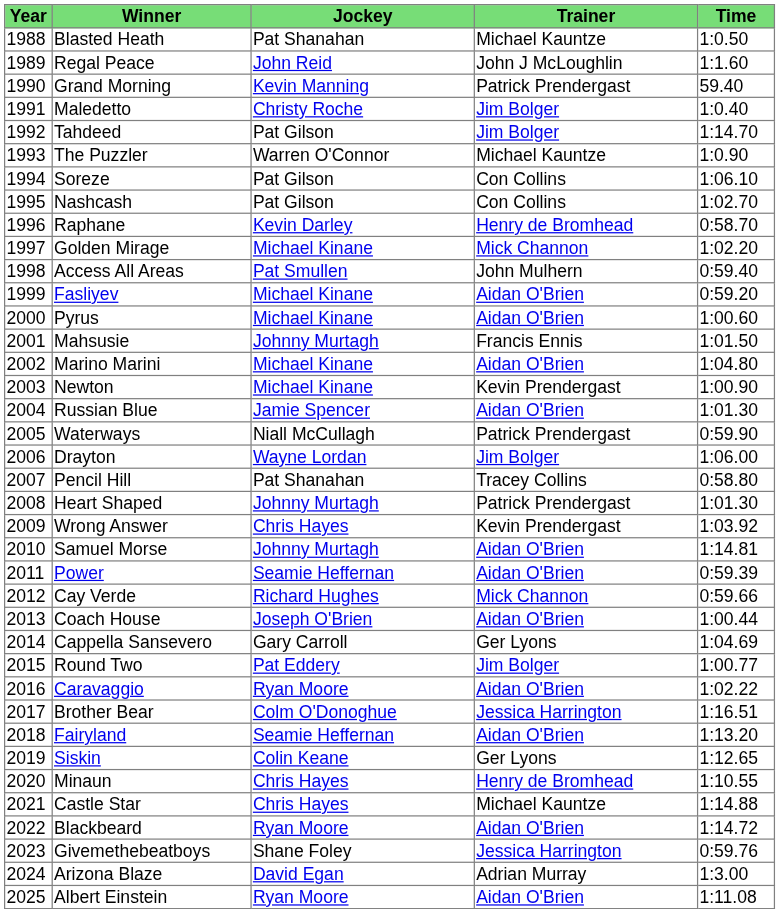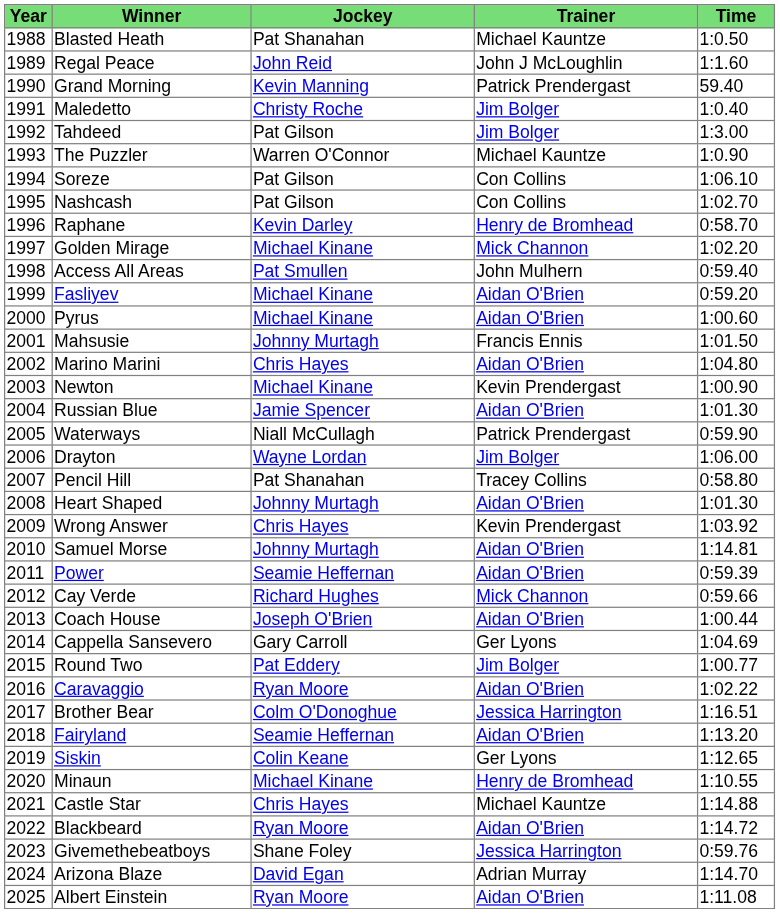(729, 132) 1:14.70 -> (724, 132) 1:3.00
(313, 364) Michael Kinane -> (301, 364) Chris Hayes
(553, 503) Patrick Prendergast -> (530, 503) Aidan O'Brien
(301, 781) Chris Hayes -> (313, 781) Michael Kinane
(724, 874) 1:3.00 -> (729, 874) 1:14.70
